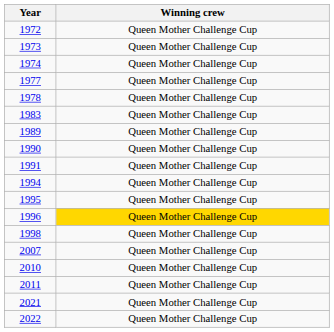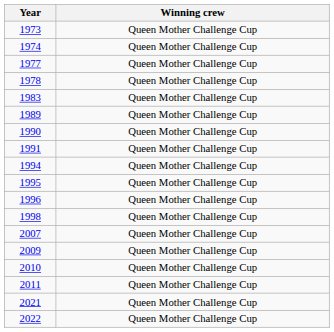- row: (30, 30)
(193, 217) gold background -> (193, 200) no background
+ row: (30, 251)
